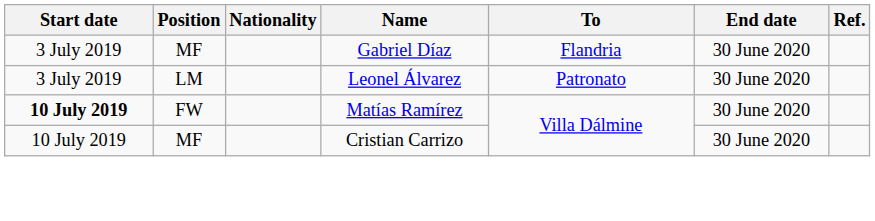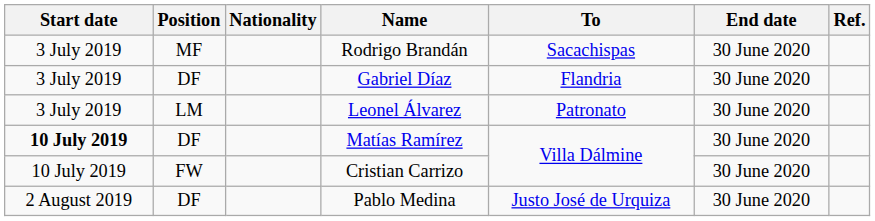+ row: (405, 50)
(189, 50) MF -> (189, 80) DF
(189, 110) FW -> (189, 140) DF
(189, 140) MF -> (189, 170) FW
+ row: (405, 200)
